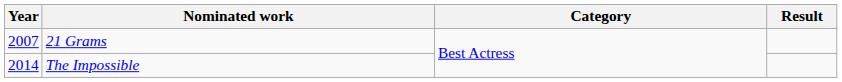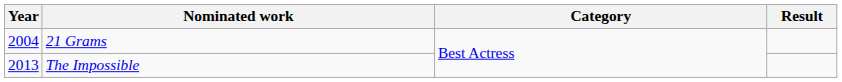(23, 41) 2007 -> (23, 41) 2004
(23, 65) 2014 -> (23, 65) 2013
